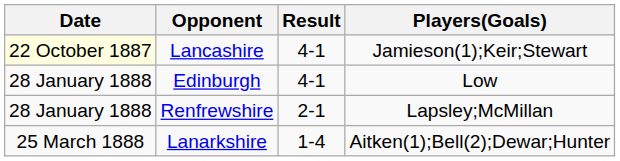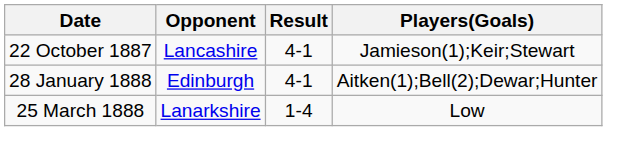(80, 50) lightyellow background -> (80, 50) no background
(480, 81) Low -> (467, 81) Aitken(1);Bell(2);Dewar;Hunter
- row: (217, 111)
(480, 141) Aitken(1);Bell(2);Dewar;Hunter -> (467, 111) Low
